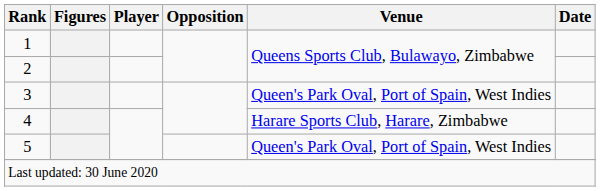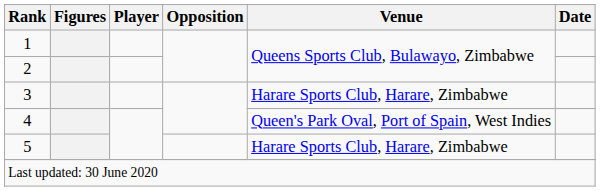(401, 95) Queen's Park Oval, Port of Spain, West Indies -> (379, 95) Harare Sports Club, Harare, Zimbabwe
(379, 120) Harare Sports Club, Harare, Zimbabwe -> (401, 120) Queen's Park Oval, Port of Spain, West Indies
(401, 146) Queen's Park Oval, Port of Spain, West Indies -> (379, 146) Harare Sports Club, Harare, Zimbabwe
